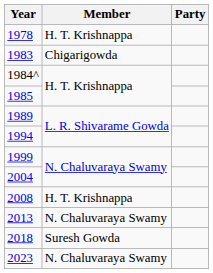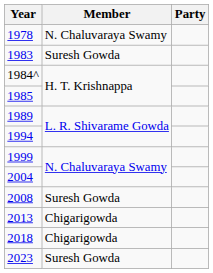(89, 34) H. T. Krishnappa -> (106, 34) N. Chaluvaraya Swamy
(81, 55) Chigarigowda -> (82, 55) Suresh Gowda
(89, 197) H. T. Krishnappa -> (82, 197) Suresh Gowda
(106, 217) N. Chaluvaraya Swamy -> (81, 217) Chigarigowda
(82, 237) Suresh Gowda -> (81, 237) Chigarigowda
(106, 258) N. Chaluvaraya Swamy -> (82, 258) Suresh Gowda
